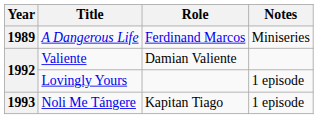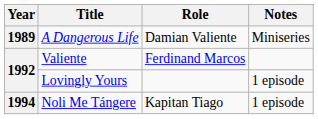(195, 37) Ferdinand Marcos -> (191, 37) Damian Valiente
(191, 59) Damian Valiente -> (195, 59) Ferdinand Marcos
(21, 102) 1993 -> (21, 102) 1994
